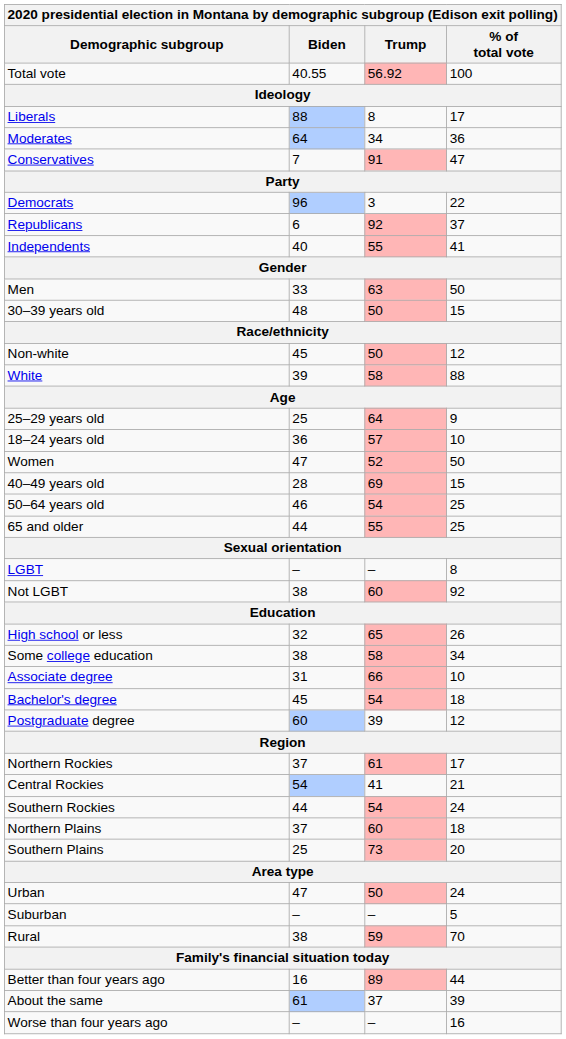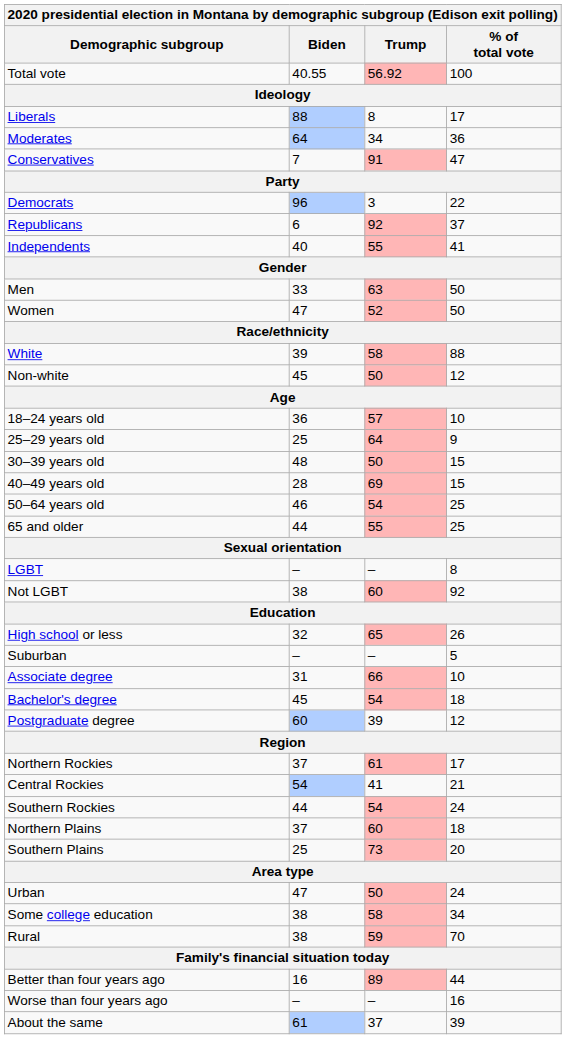rows swapped: (31, 461) <-> (56, 310)
rows swapped: (25, 375) <-> (38, 354)
rows swapped: (56, 440) <-> (56, 418)
rows swapped: (80, 656) <-> (37, 914)
rows swapped: (88, 1022) <-> (55, 1001)
